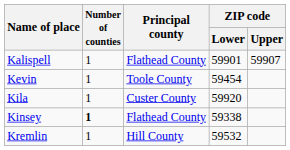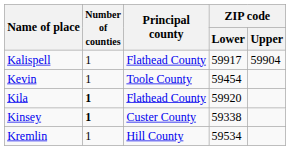(227, 60) 59901 -> (227, 60) 59917
(265, 60) 59907 -> (265, 60) 59904
(88, 98) normal -> (88, 98) bold
(161, 98) Custer County -> (166, 98) Flathead County
(166, 117) Flathead County -> (161, 117) Custer County
(227, 136) 59532 -> (227, 136) 59534
